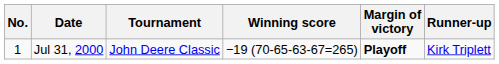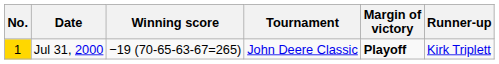columns swapped: (165, 22) <-> (292, 22)
(18, 49) no background -> (18, 49) gold background
